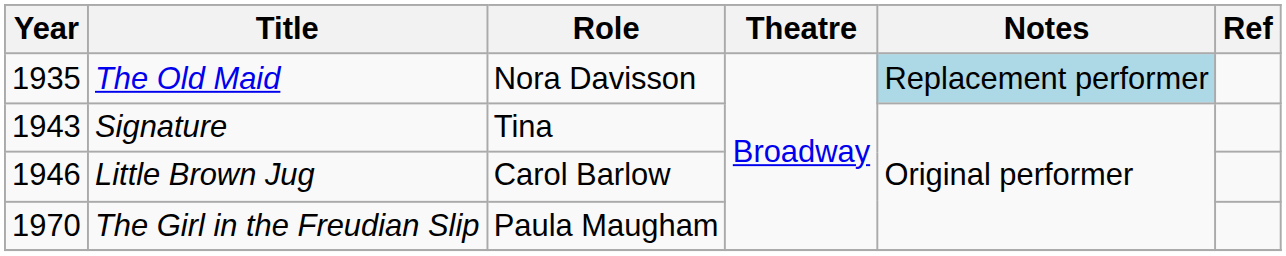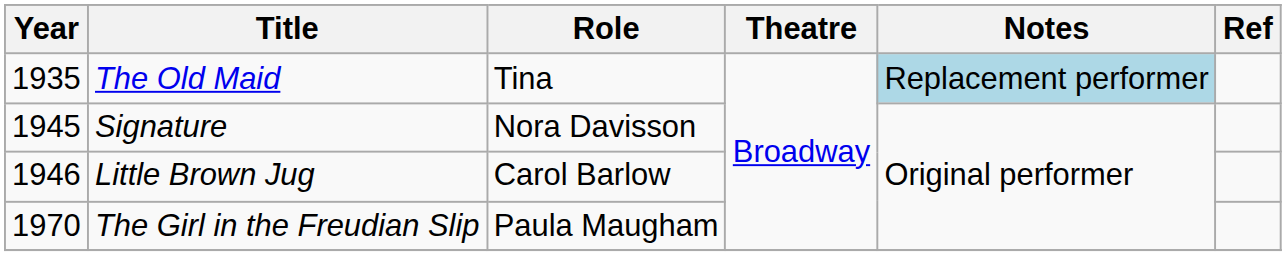(595, 77) Nora Davisson -> (523, 77) Tina
(46, 126) 1943 -> (46, 126) 1945
(523, 126) Tina -> (595, 126) Nora Davisson
